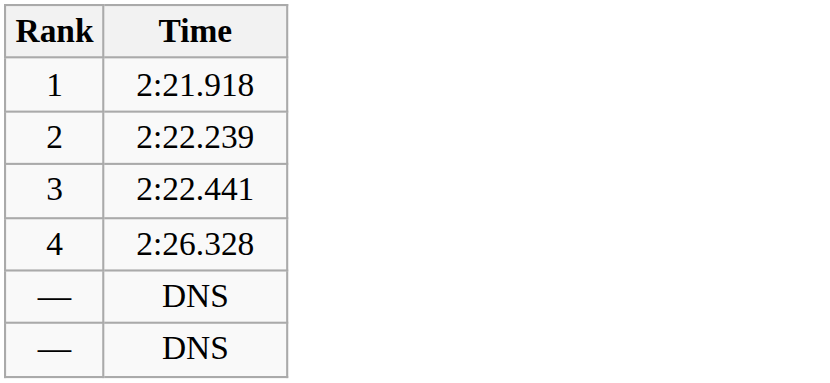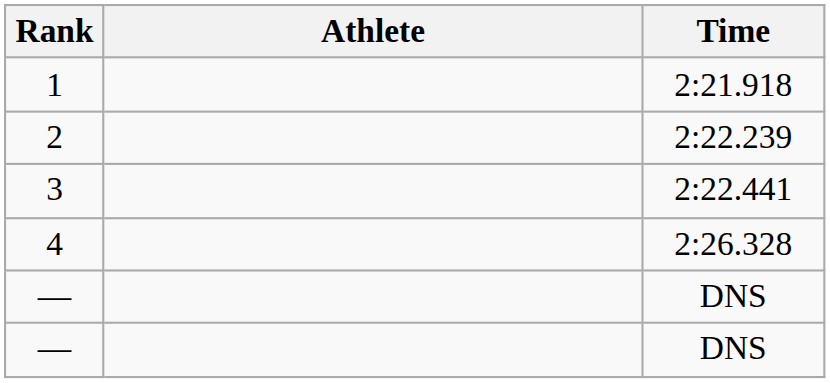+ column: (373, 31)
